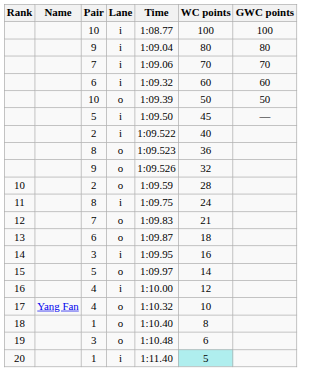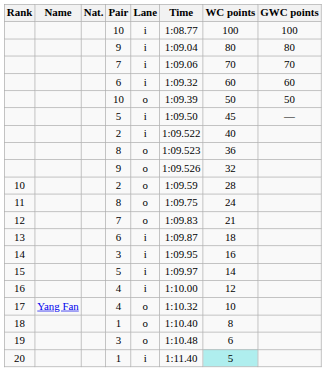+ column: (94, 13)
(121, 202) i -> (145, 202) o
(121, 237) o -> (145, 237) i
(121, 271) o -> (145, 271) i
